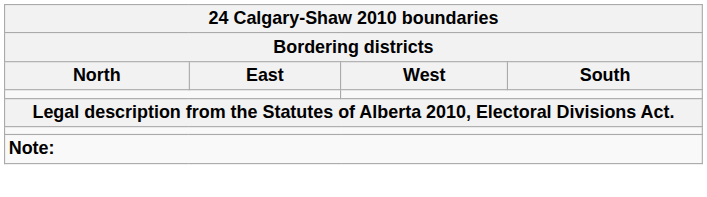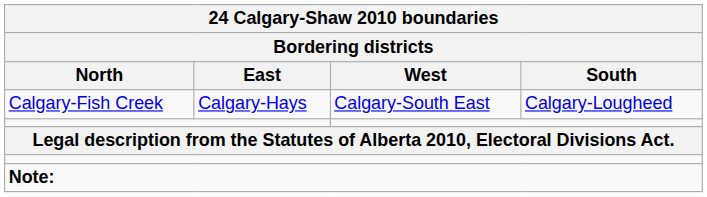+ row: (86, 103)
